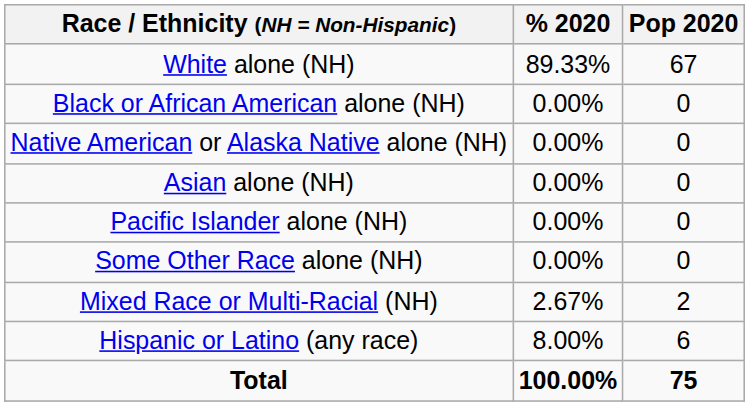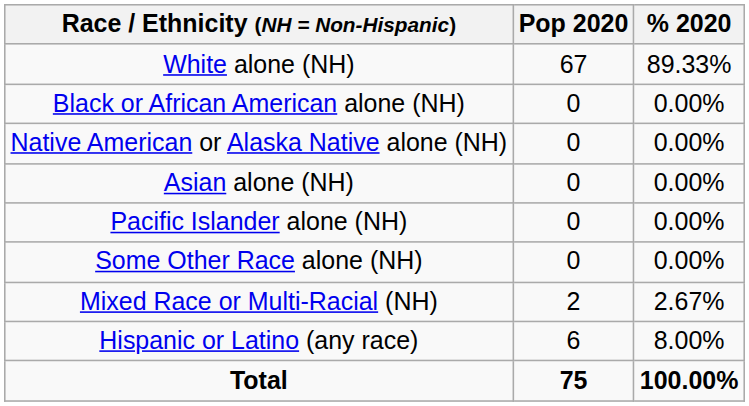columns swapped: (684, 24) <-> (568, 24)
